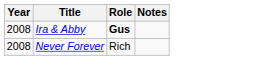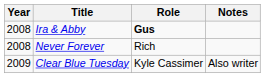+ row: (82, 64)
